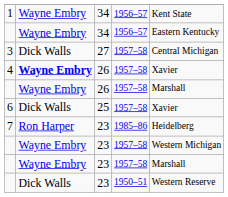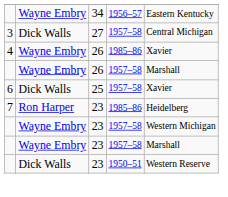- row: (10, 13)
(55, 70) bold -> (52, 51) normal
(131, 70) 1957–58 -> (125, 51) 1985–86
